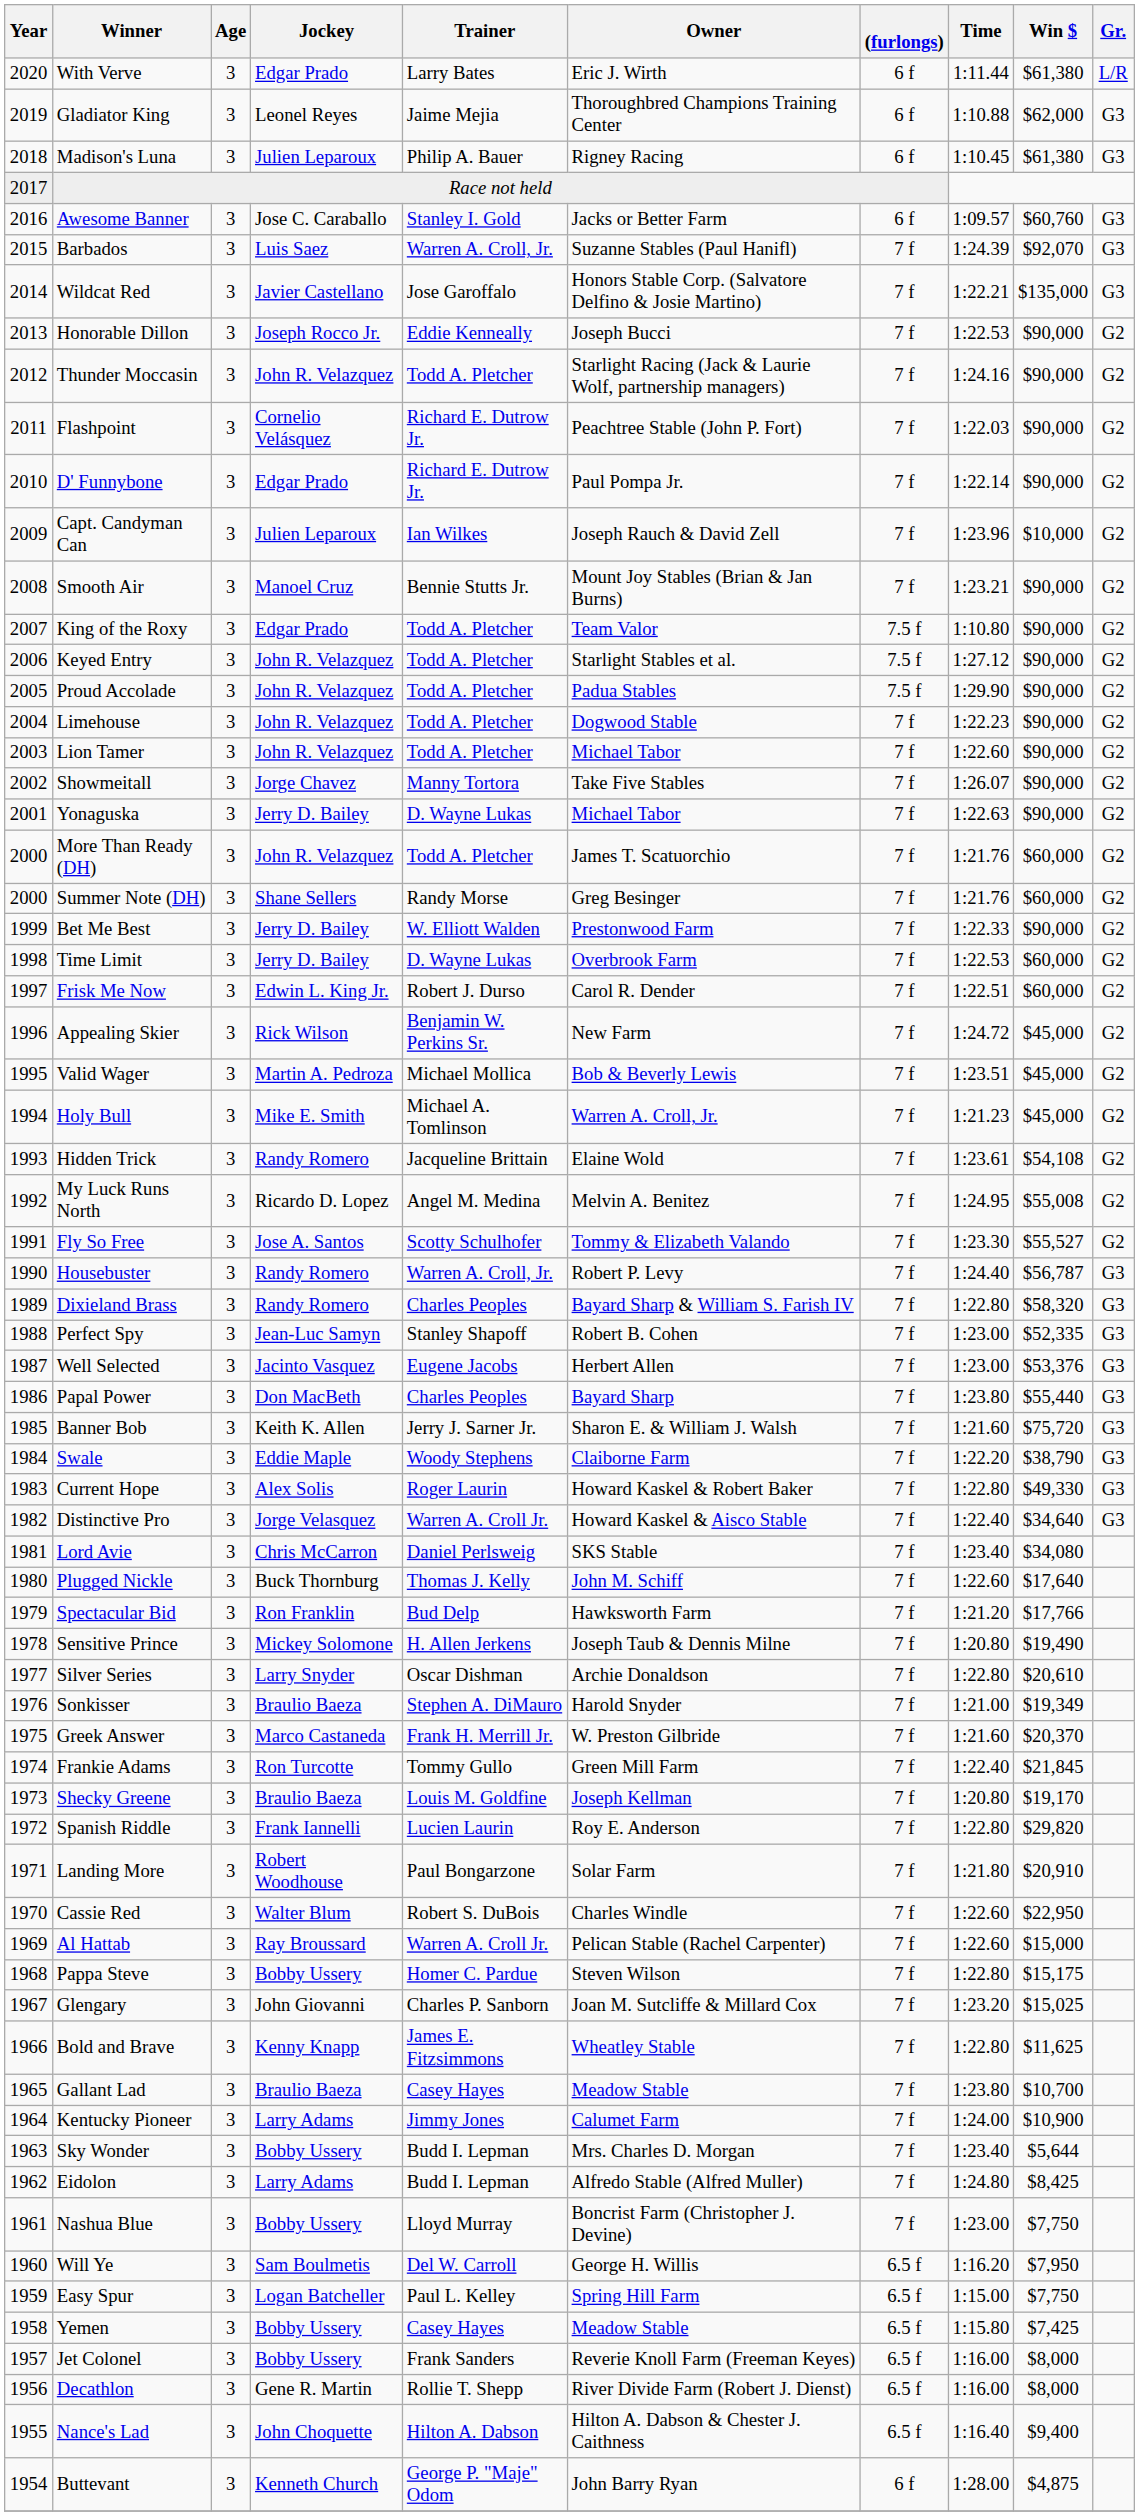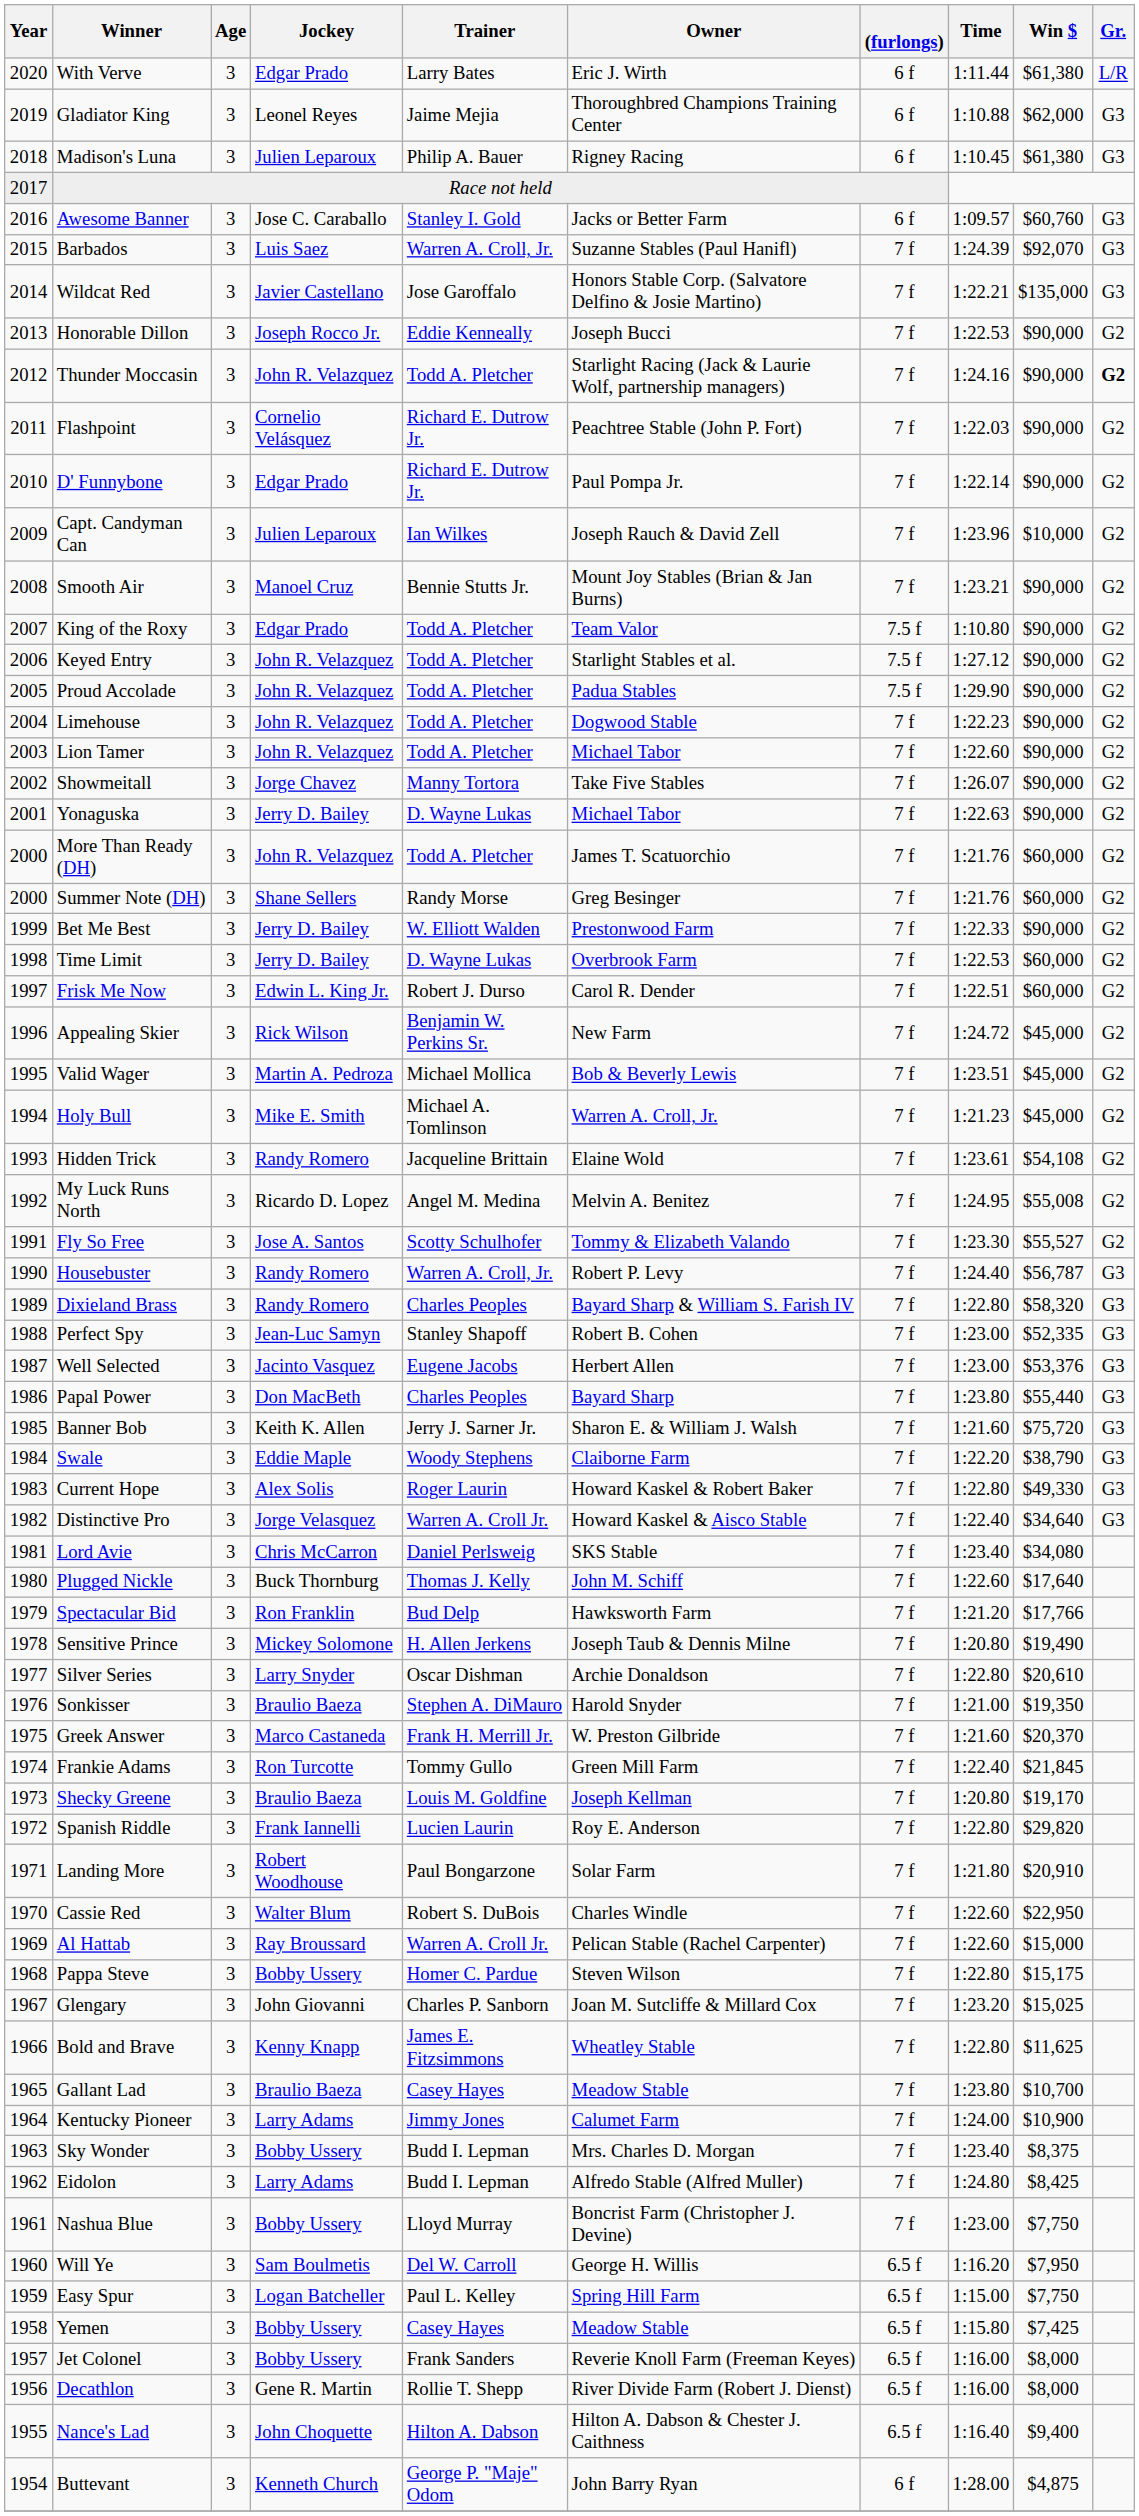(1113, 375) normal -> (1113, 375) bold
(1053, 1705) $19,349 -> (1053, 1705) $19,350
(1053, 2151) $5,644 -> (1053, 2151) $8,375
